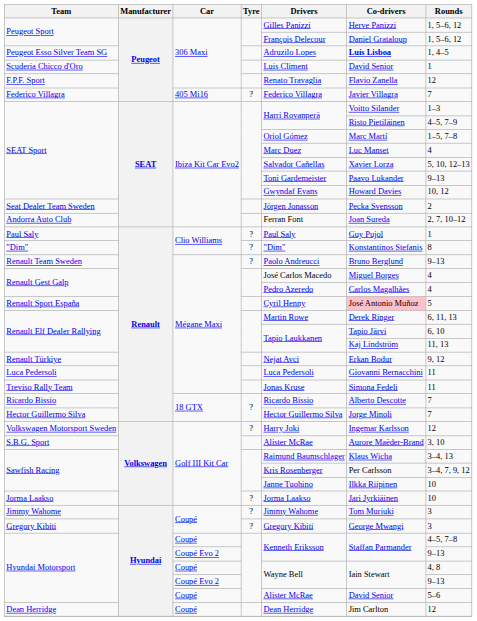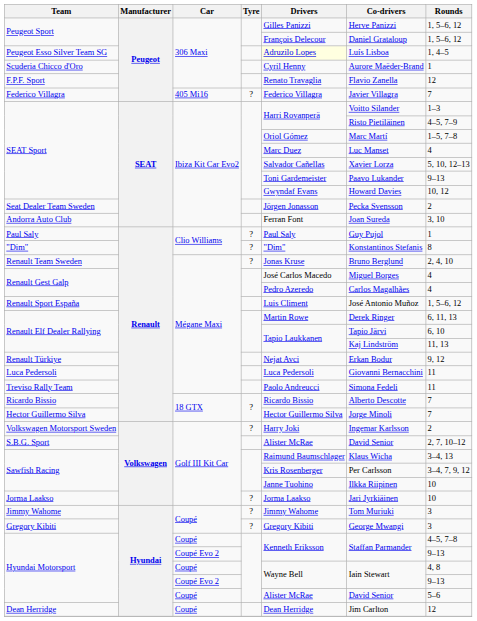(290, 52) no background -> (290, 52) lightyellow background
(370, 52) bold -> (369, 52) normal
(286, 66) Luis Climent -> (284, 66) Cyril Henny
(371, 66) David Senior -> (386, 66) Aurore Maëder-Brand
(447, 219) 2, 7, 10–12 -> (436, 219) 3, 10
(291, 261) Paolo Andreucci -> (284, 261) Jonas Kruse
(436, 261) 9–13 -> (440, 261) 2, 4, 10
(284, 303) Cyril Henny -> (286, 303) Luis Climent
(384, 303) pink background -> (384, 303) no background
(430, 303) 5 -> (444, 303) 1, 5–6, 12
(284, 386) Jonas Kruse -> (291, 386) Paolo Andreucci
(432, 428) 12 -> (430, 428) 2
(386, 442) Aurore Maëder-Brand -> (371, 442) David Senior
(436, 442) 3, 10 -> (447, 442) 2, 7, 10–12
